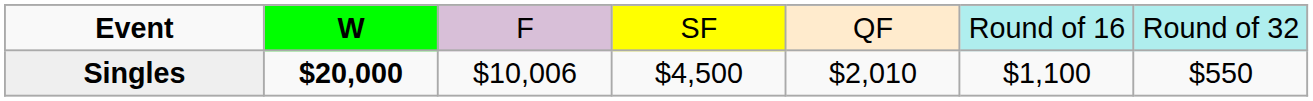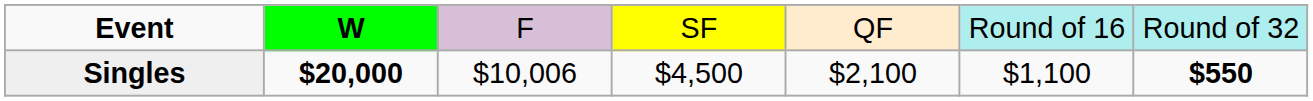(873, 73) $2,010 -> (873, 73) $2,100
(1221, 73) normal -> (1221, 73) bold
